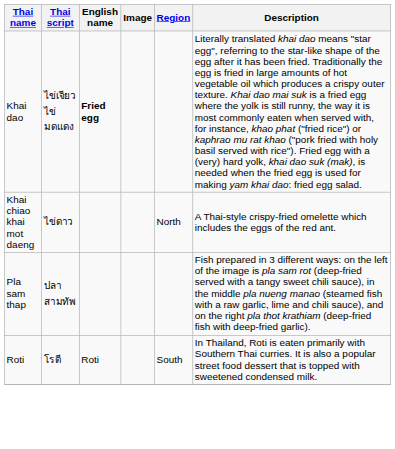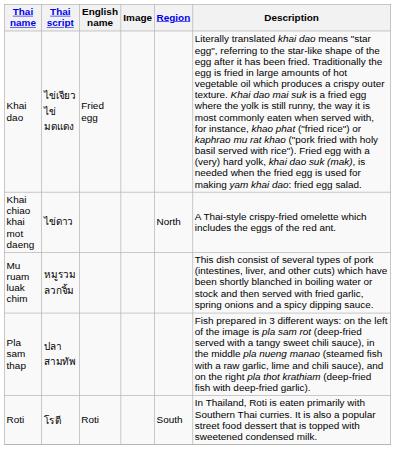(93, 111) bold -> (93, 111) normal
+ row: (18, 282)
